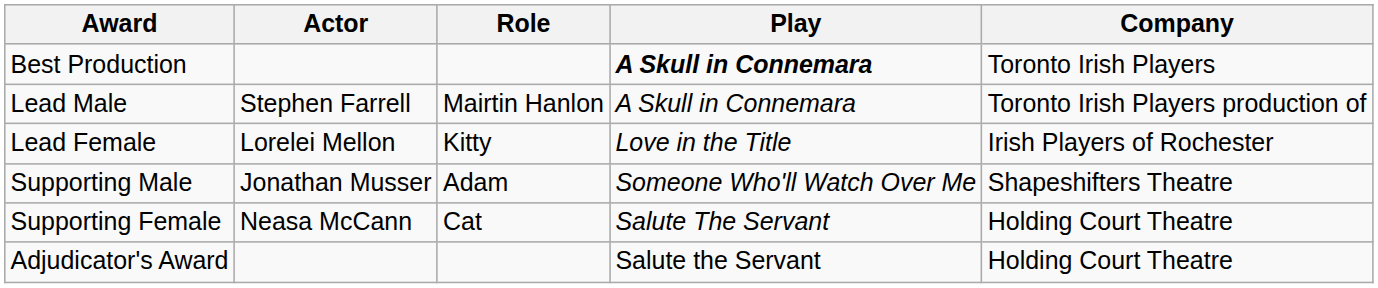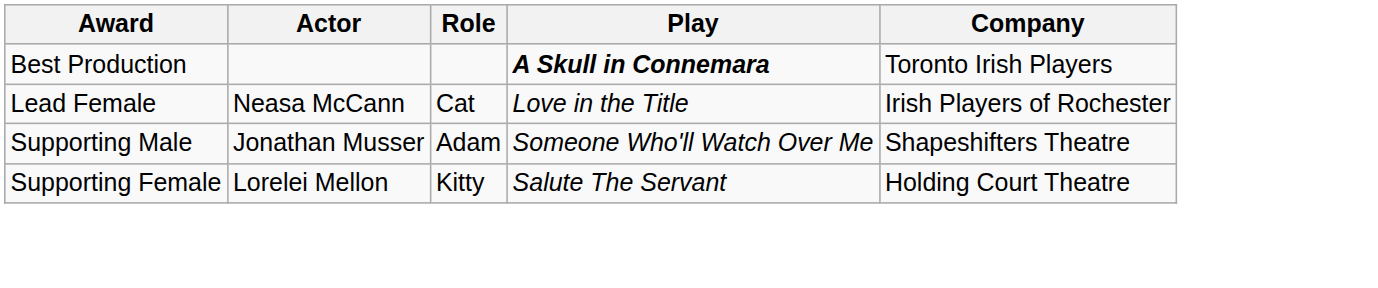- row: (69, 103)
(318, 143) Lorelei Mellon -> (319, 103) Neasa McCann
(467, 143) Kitty -> (455, 103) Cat
(326, 222) Neasa McCann -> (311, 182) Lorelei Mellon
(462, 222) Cat -> (460, 182) Kitty
- row: (120, 261)
